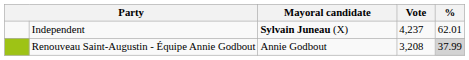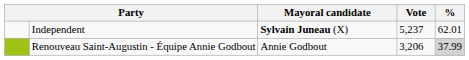(411, 30) 4,237 -> (411, 30) 5,237
(411, 47) 3,208 -> (411, 47) 3,206
